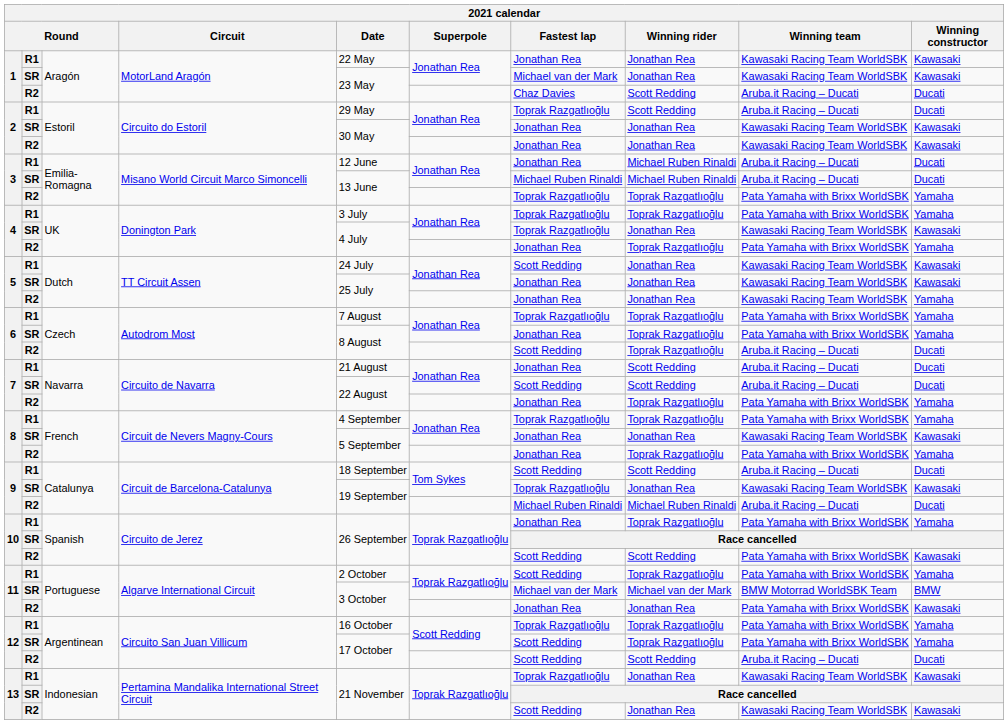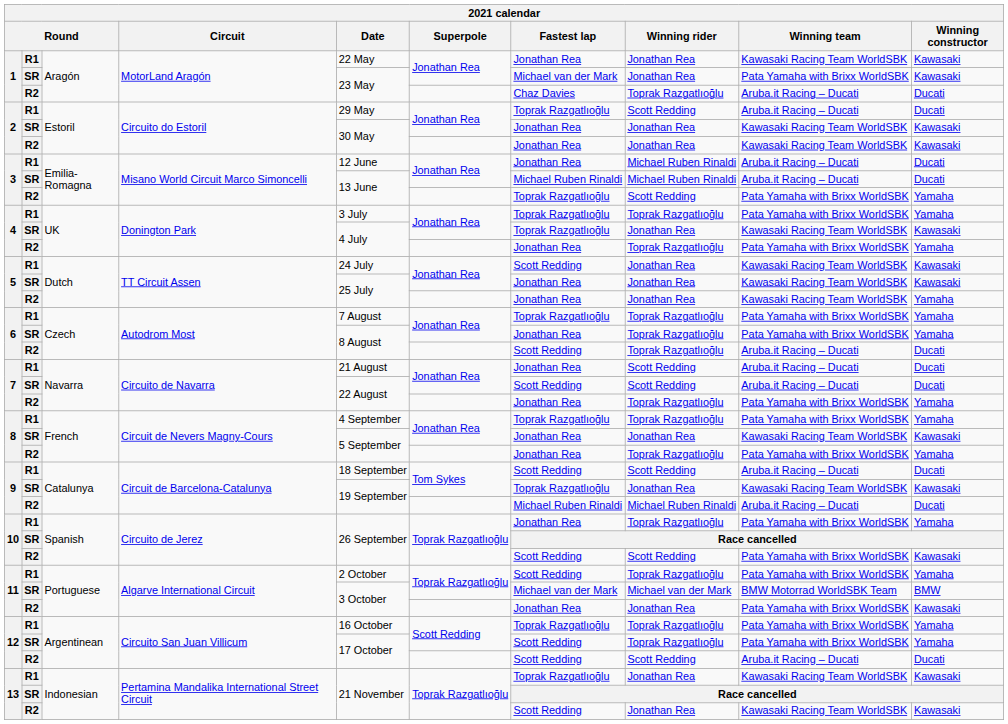(824, 76) Kawasaki Racing Team WorldSBK -> (825, 76) Pata Yamaha with Brixx WorldSBK
(662, 93) Scott Redding -> (675, 93) Toprak Razgatlıoğlu
(675, 196) Toprak Razgatlıoğlu -> (662, 196) Scott Redding
